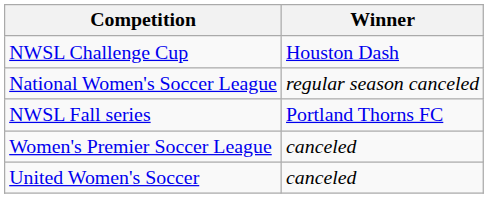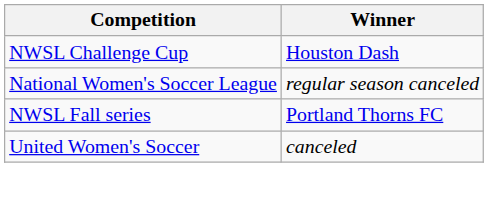- row: (140, 146)
